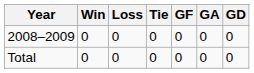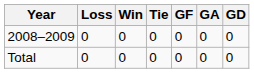columns swapped: (93, 15) <-> (127, 15)
